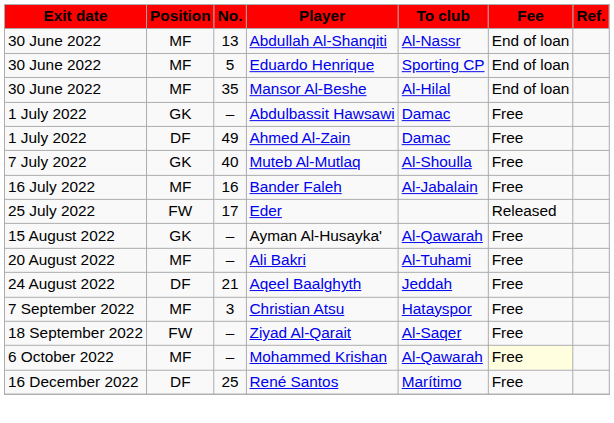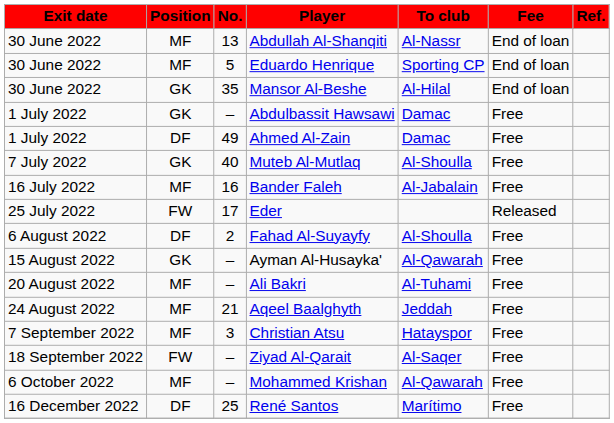(180, 89) MF -> (180, 89) GK
+ row: (310, 235)
(180, 284) DF -> (180, 308) MF
(507, 357) lightyellow background -> (507, 382) no background
